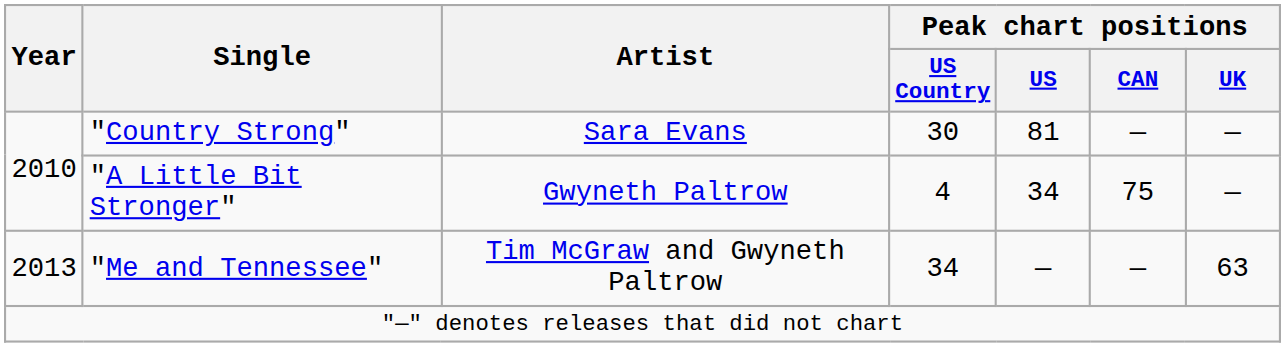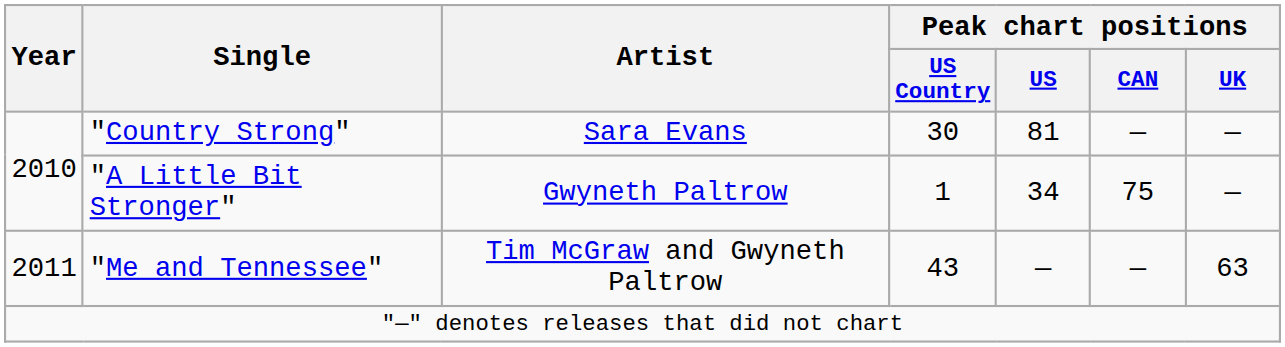(943, 193) 4 -> (943, 193) 1
(44, 268) 2013 -> (44, 268) 2011
(943, 268) 34 -> (943, 268) 43
